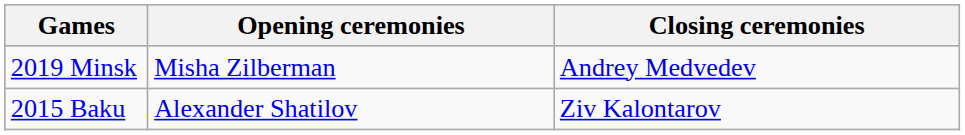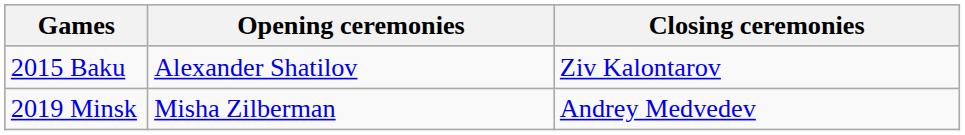rows swapped: (68, 108) <-> (74, 66)
